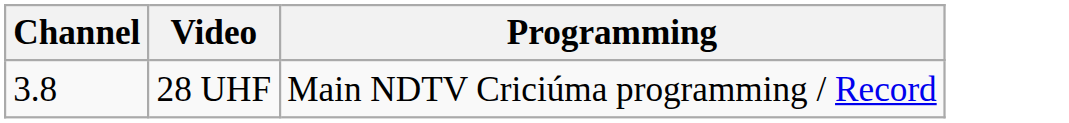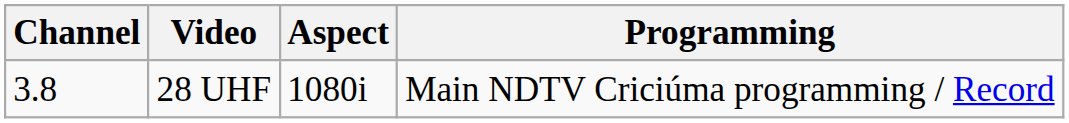+ column: (338, 32)
